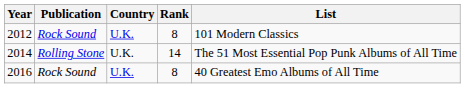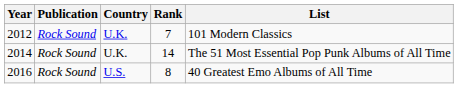(174, 33) 8 -> (168, 33) 7
(71, 53) Rolling Stone -> (67, 53) Rock Sound
(122, 72) U.K. -> (114, 72) U.S.
